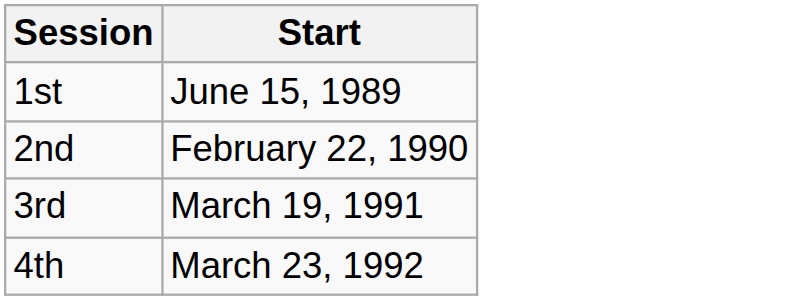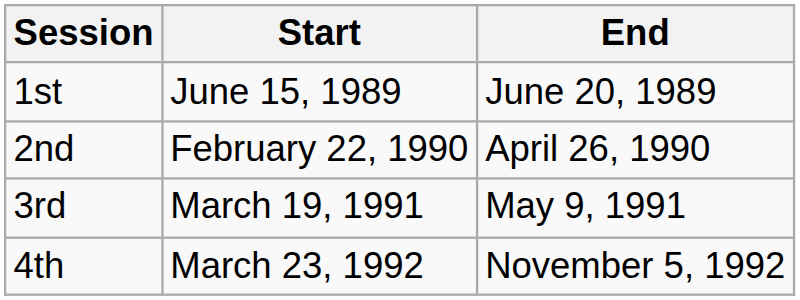+ column: (635, 33)
